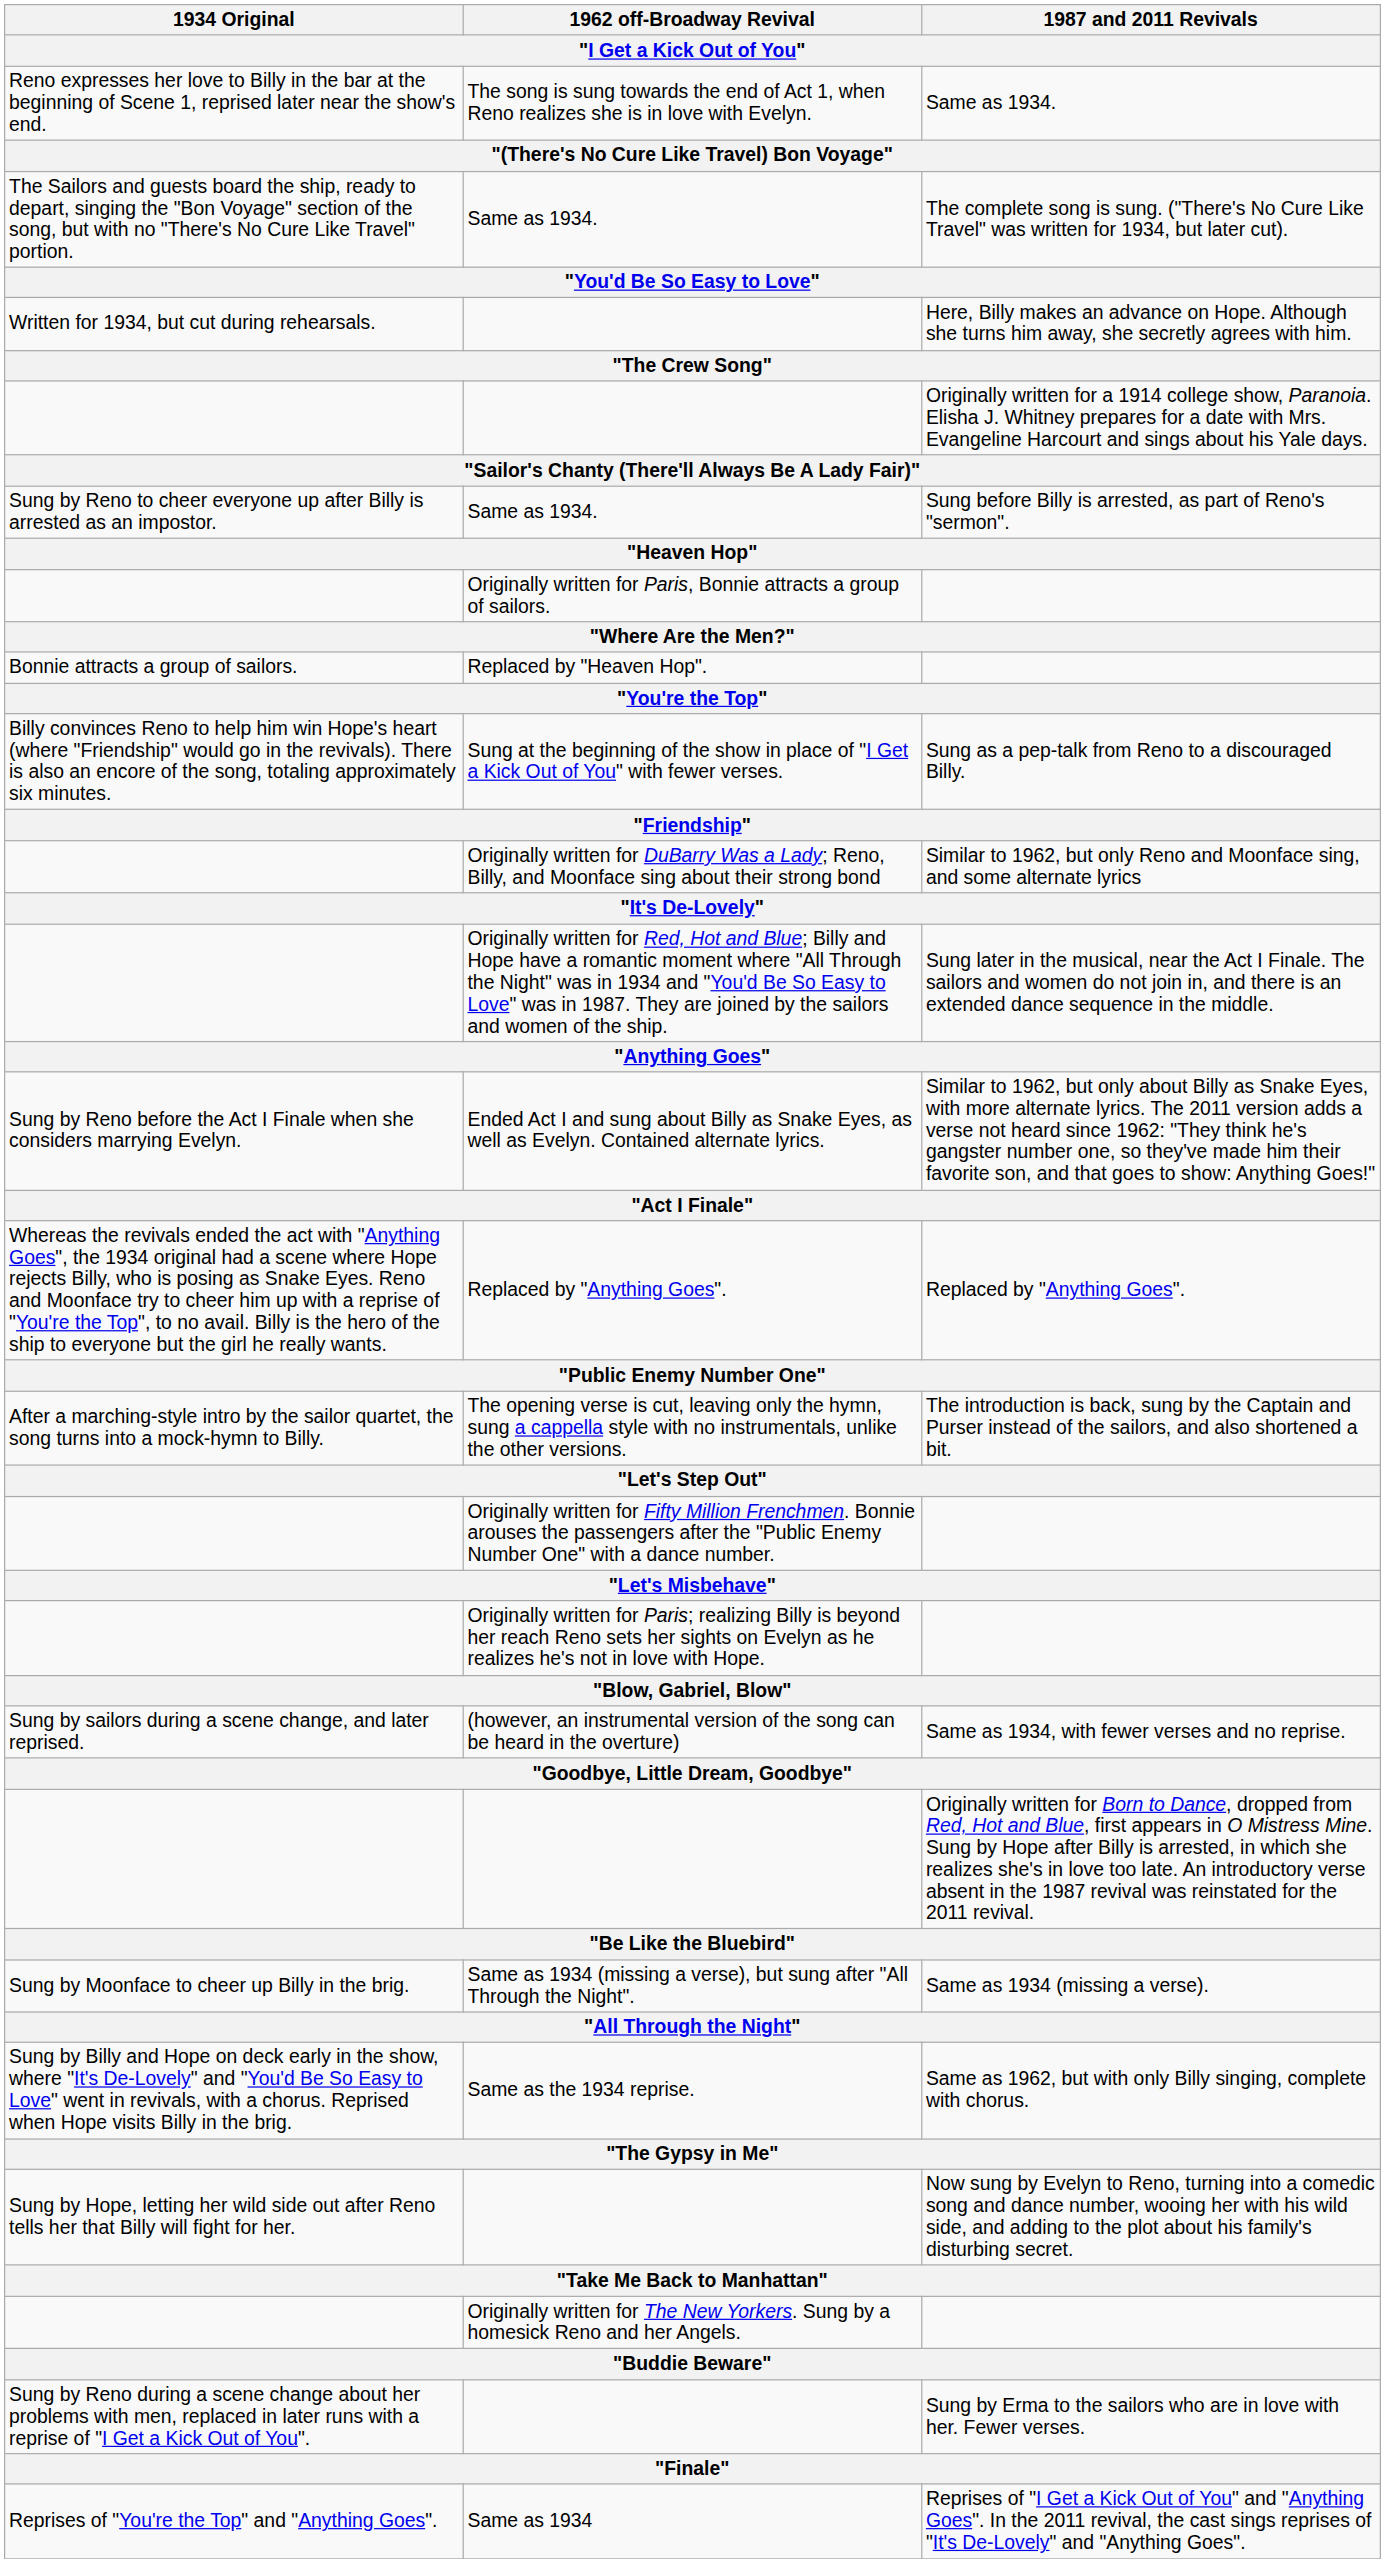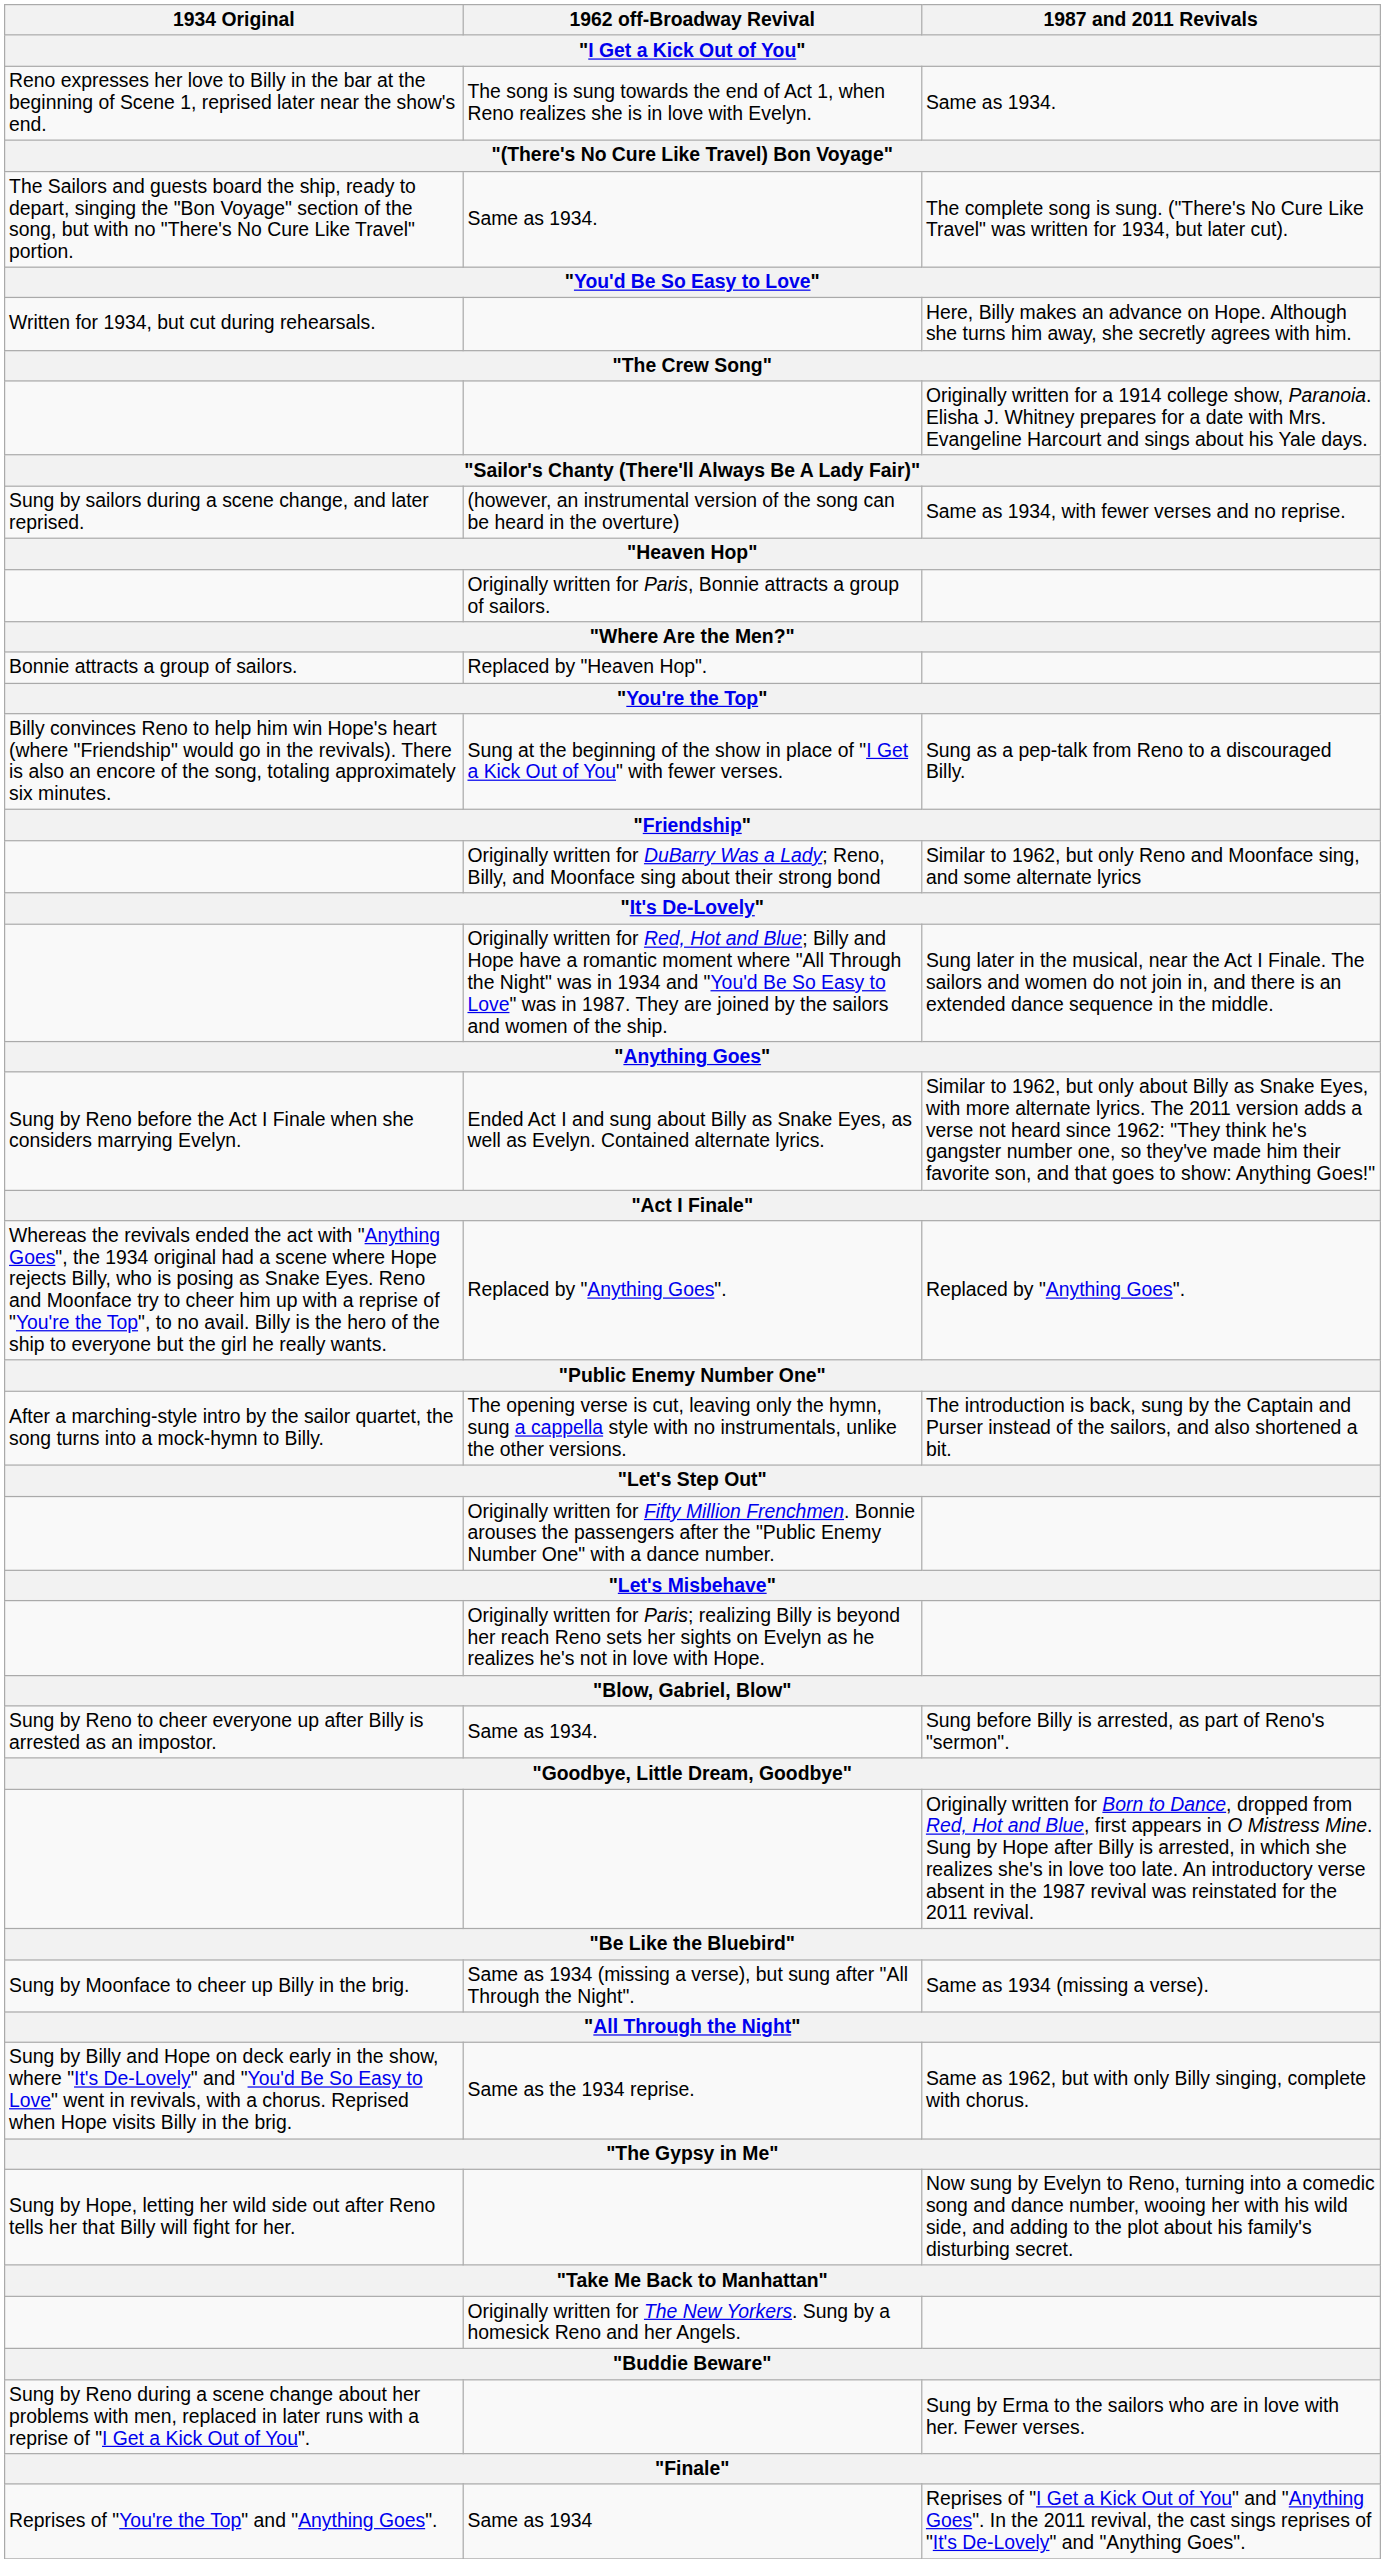rows swapped: (681, 1732) <-> (533, 512)
